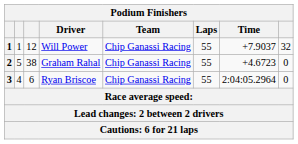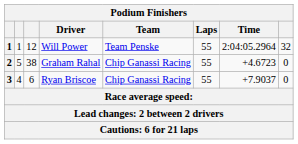(148, 46) Chip Ganassi Racing -> (132, 46) Team Penske
(259, 46) +7.9037 -> (249, 46) 2:04:05.2964
(249, 80) 2:04:05.2964 -> (259, 80) +7.9037
